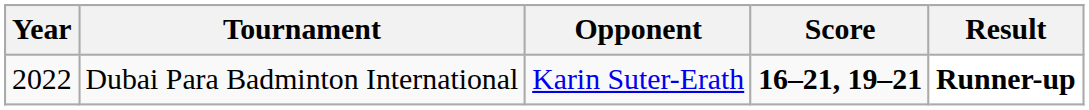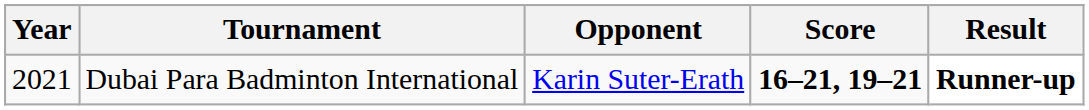(42, 78) 2022 -> (42, 78) 2021
